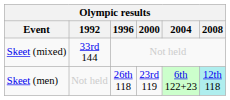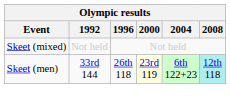(89, 52) 33rd 144 -> (89, 46) Not held
(89, 80) Not held -> (89, 69) 33rd 144
(149, 80) no background -> (149, 69) lightyellow background
